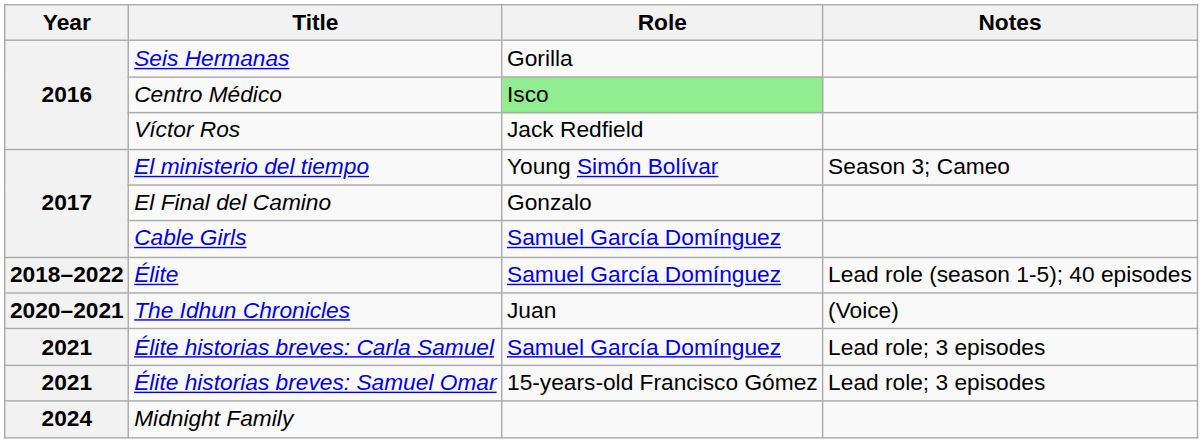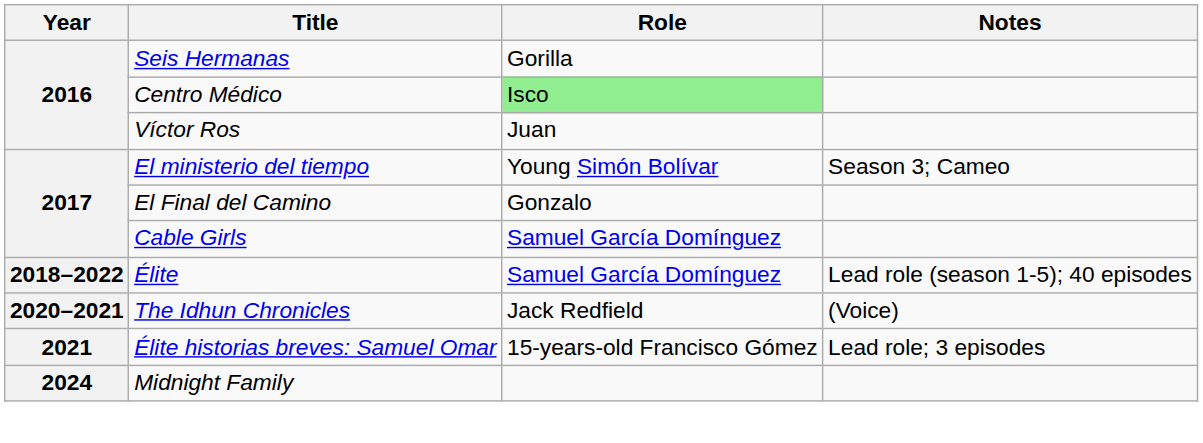(575, 130) Jack Redfield -> (532, 130) Juan
(532, 310) Juan -> (575, 310) Jack Redfield
- row: (314, 346)
